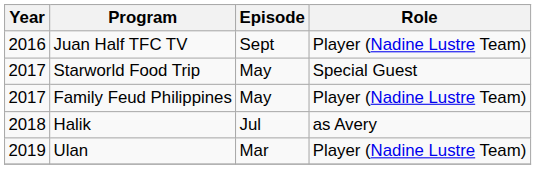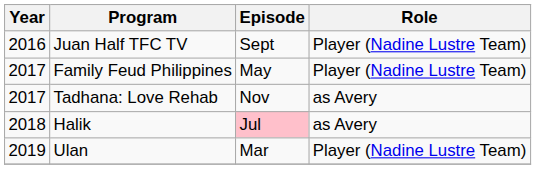- row: (127, 71)
+ row: (136, 97)
(250, 124) no background -> (250, 124) pink background
